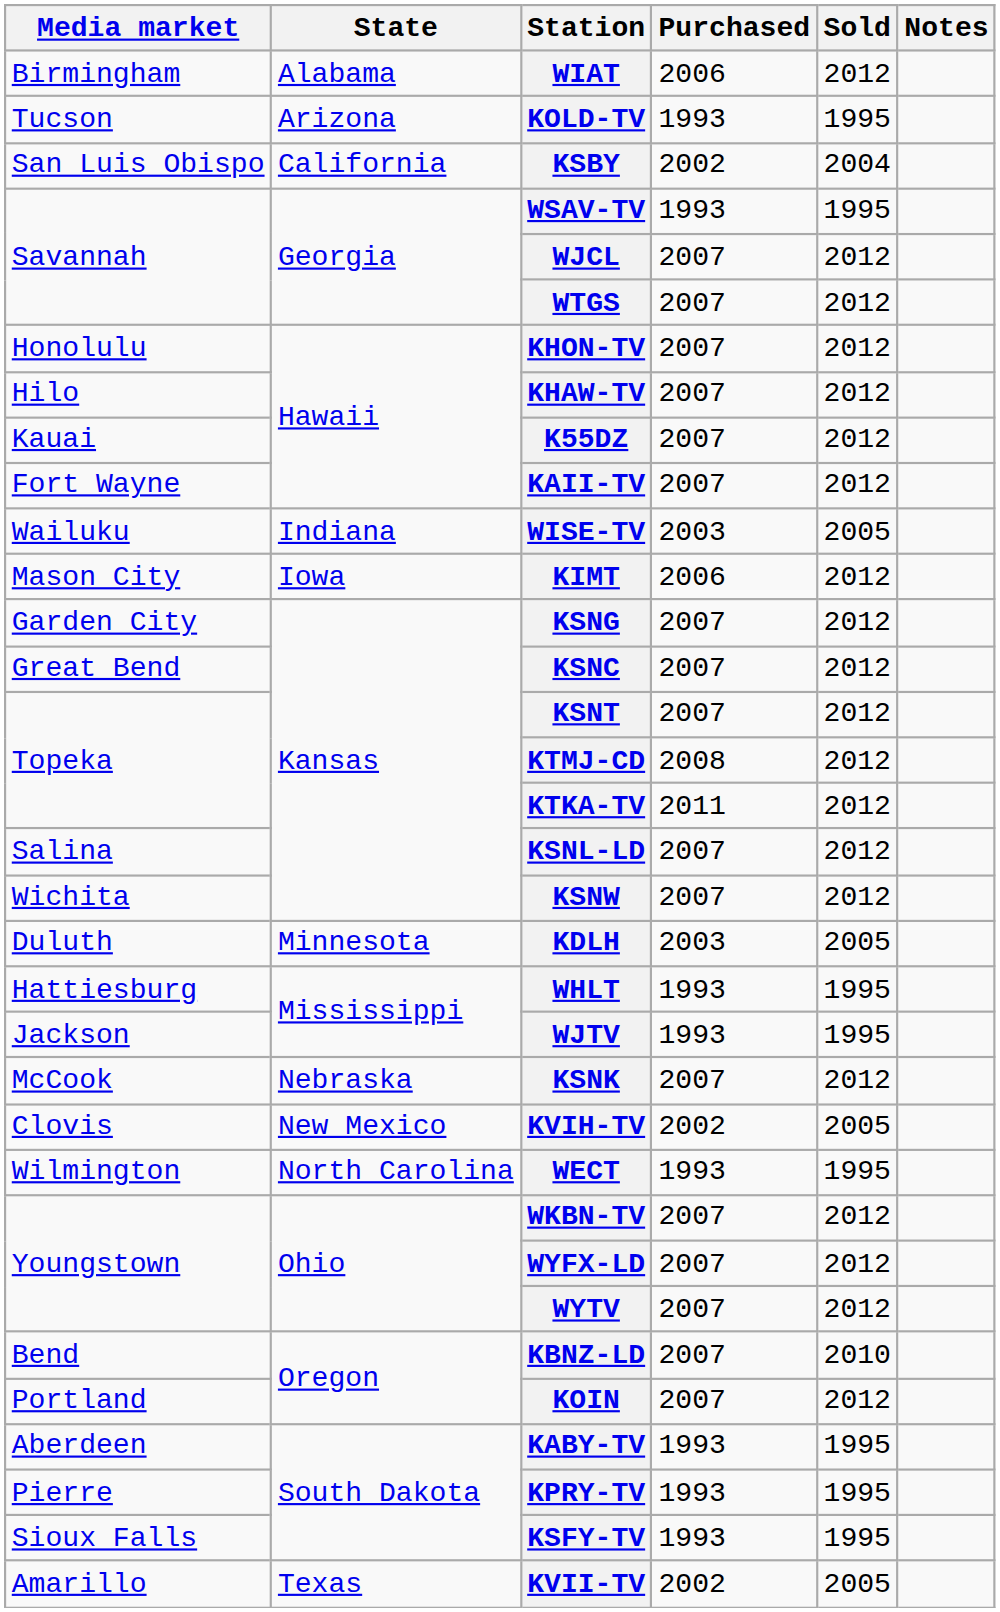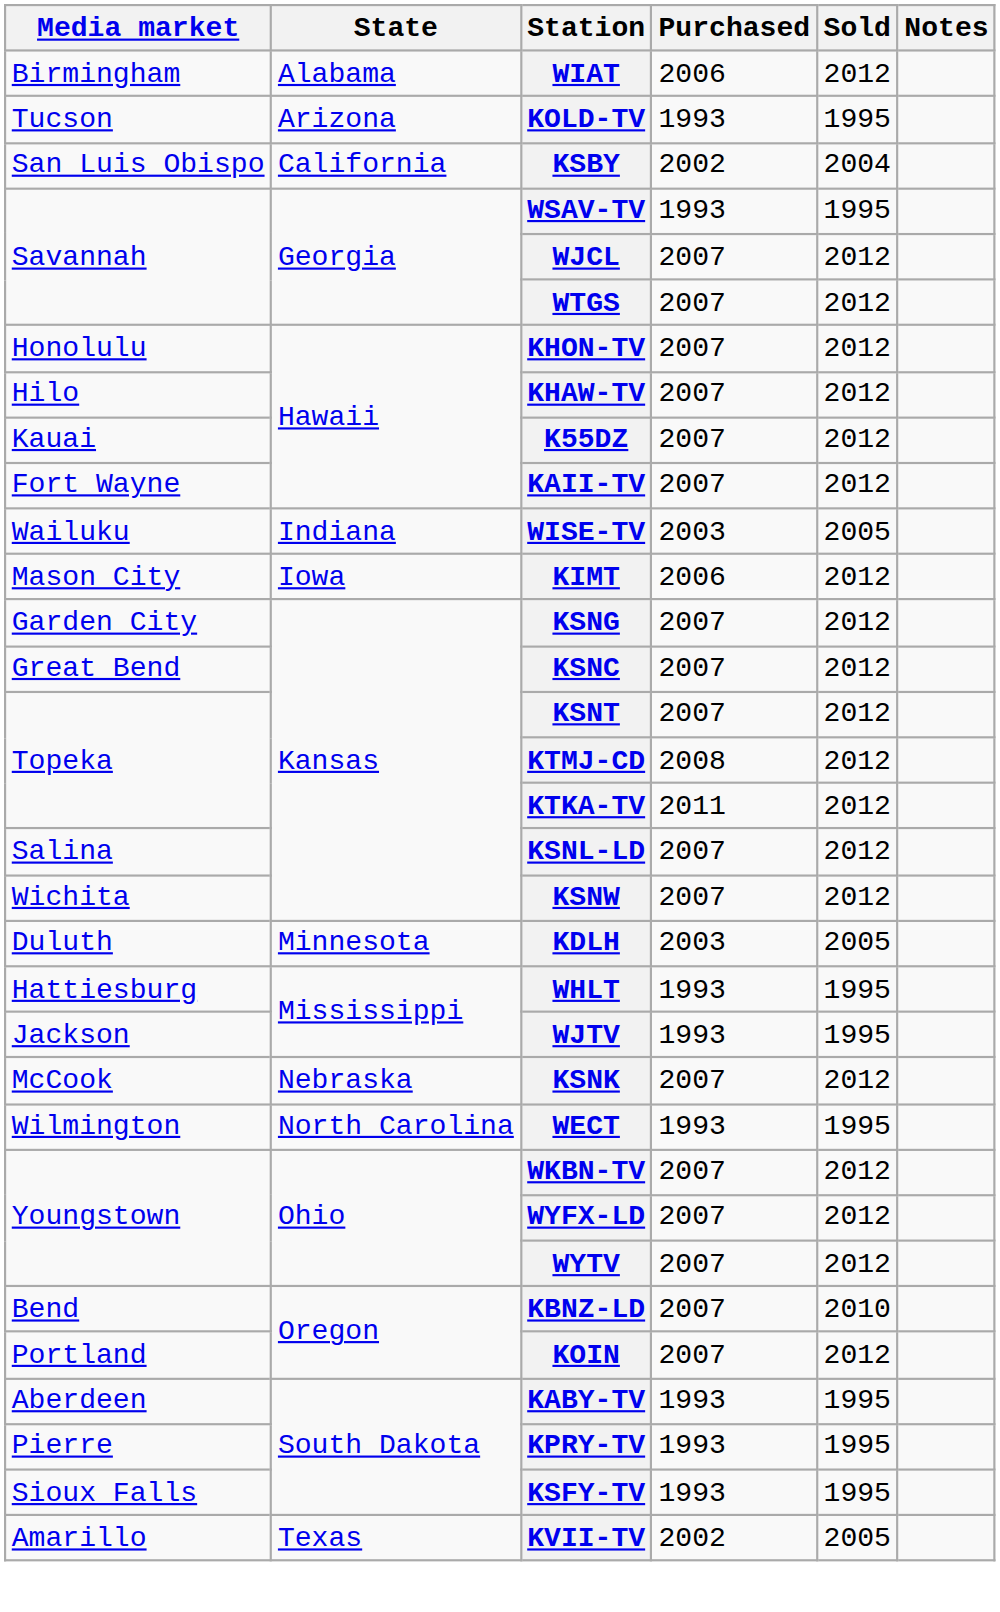- row: (586, 1126)
